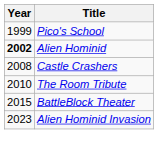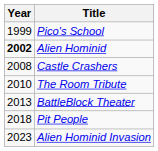(19, 102) 2015 -> (19, 102) 2013
+ row: (63, 119)
